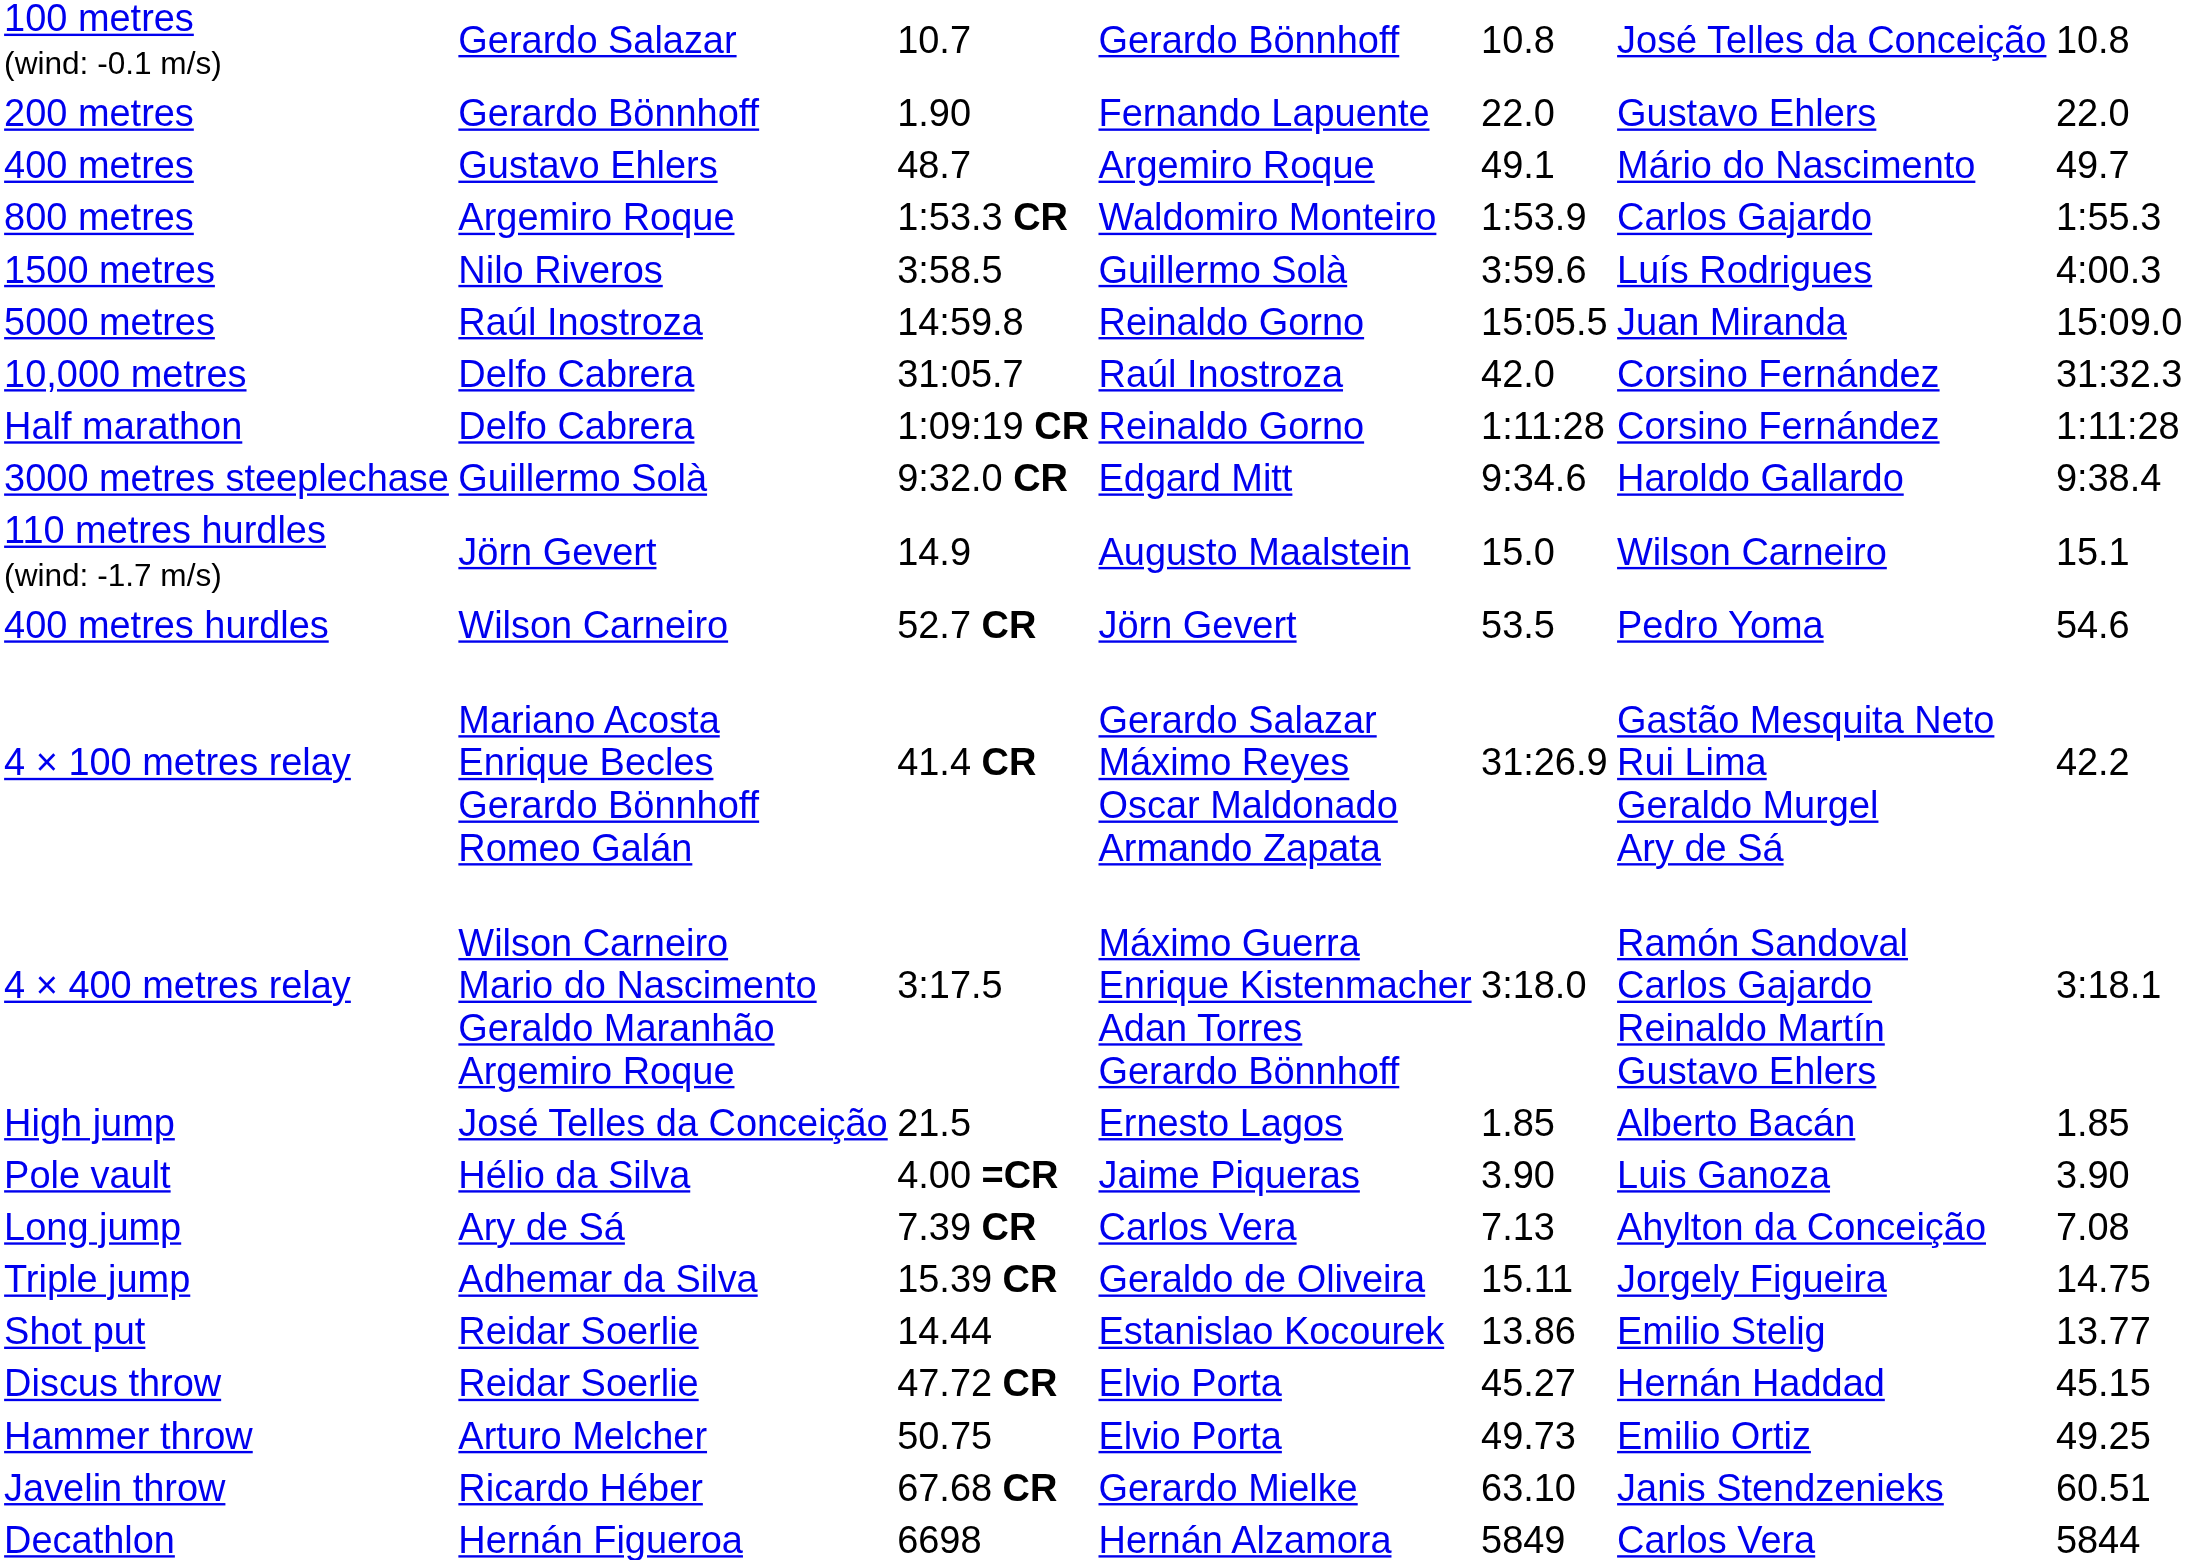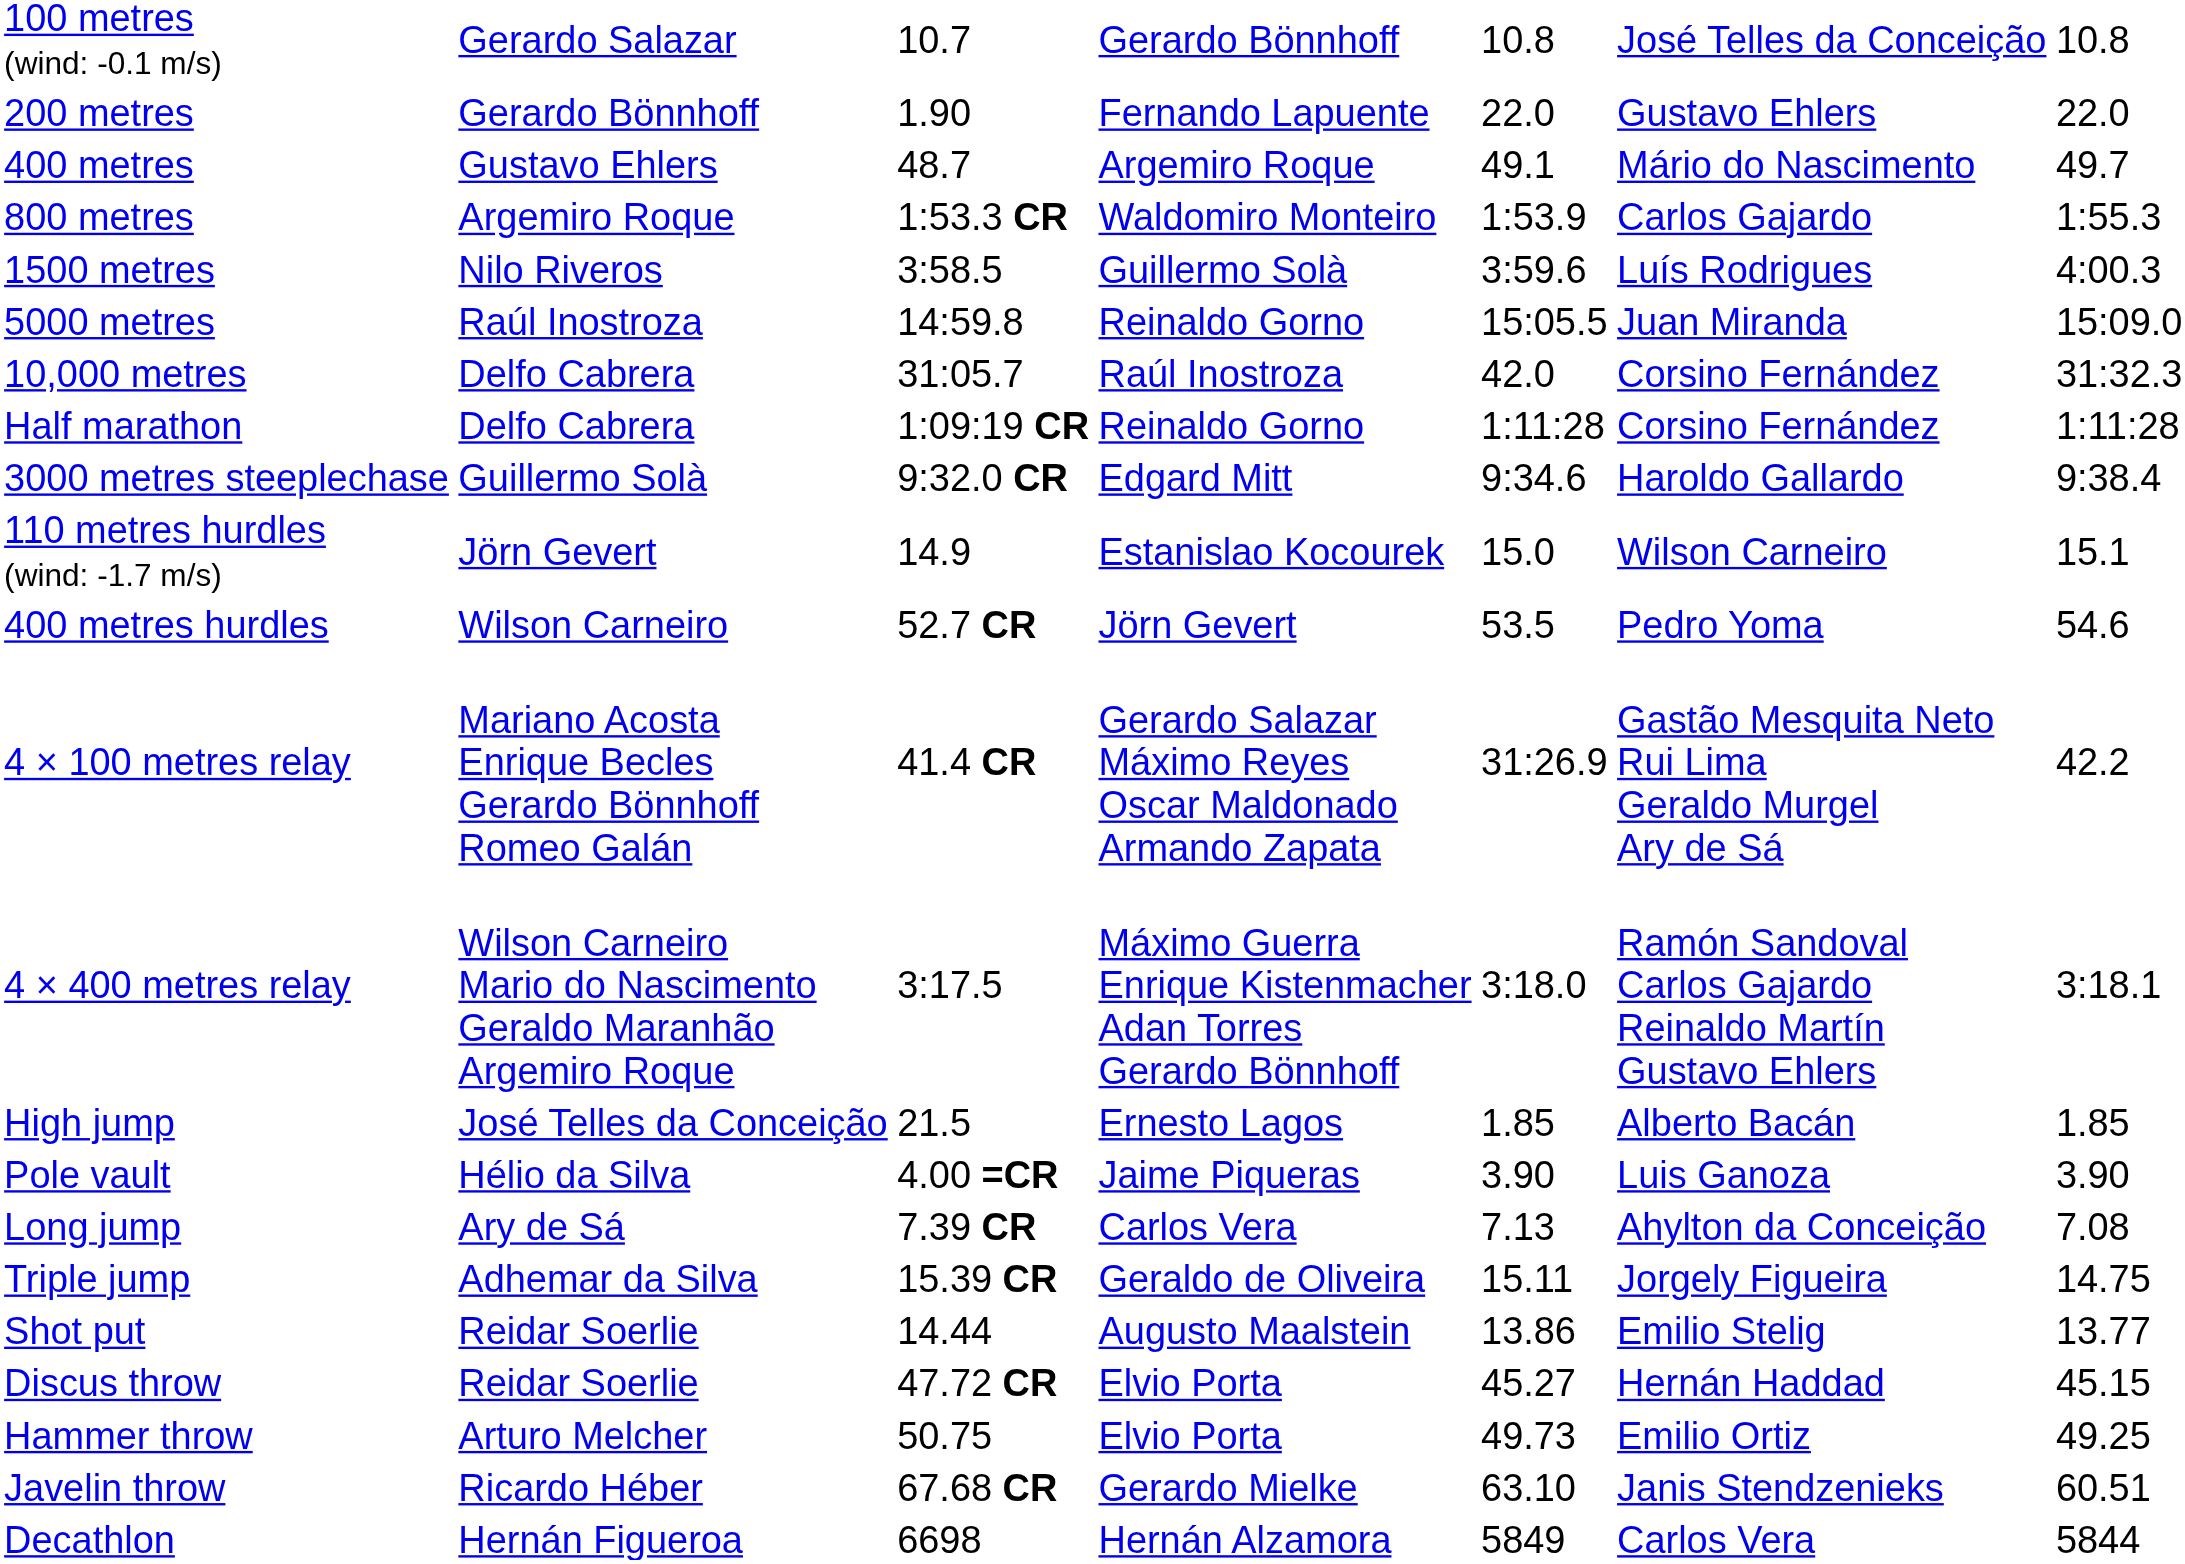(1254, 552) Augusto Maalstein -> (1271, 552) Estanislao Kocourek
(1271, 1331) Estanislao Kocourek -> (1254, 1331) Augusto Maalstein
